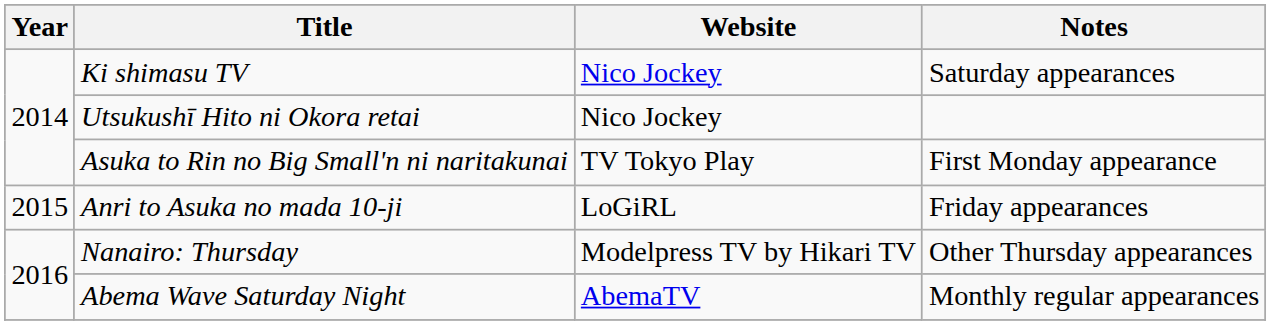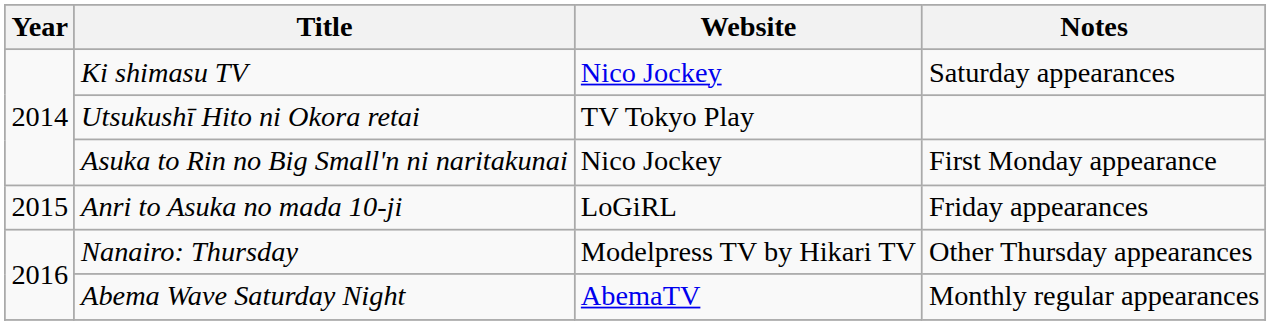(651, 116) Nico Jockey -> (667, 116) TV Tokyo Play
(667, 161) TV Tokyo Play -> (651, 161) Nico Jockey
